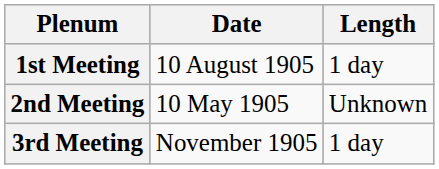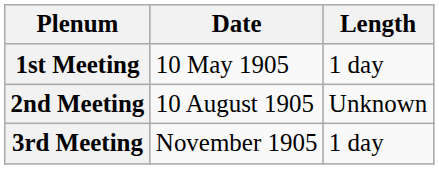(235, 63) 10 August 1905 -> (222, 63) 10 May 1905
(222, 103) 10 May 1905 -> (235, 103) 10 August 1905
